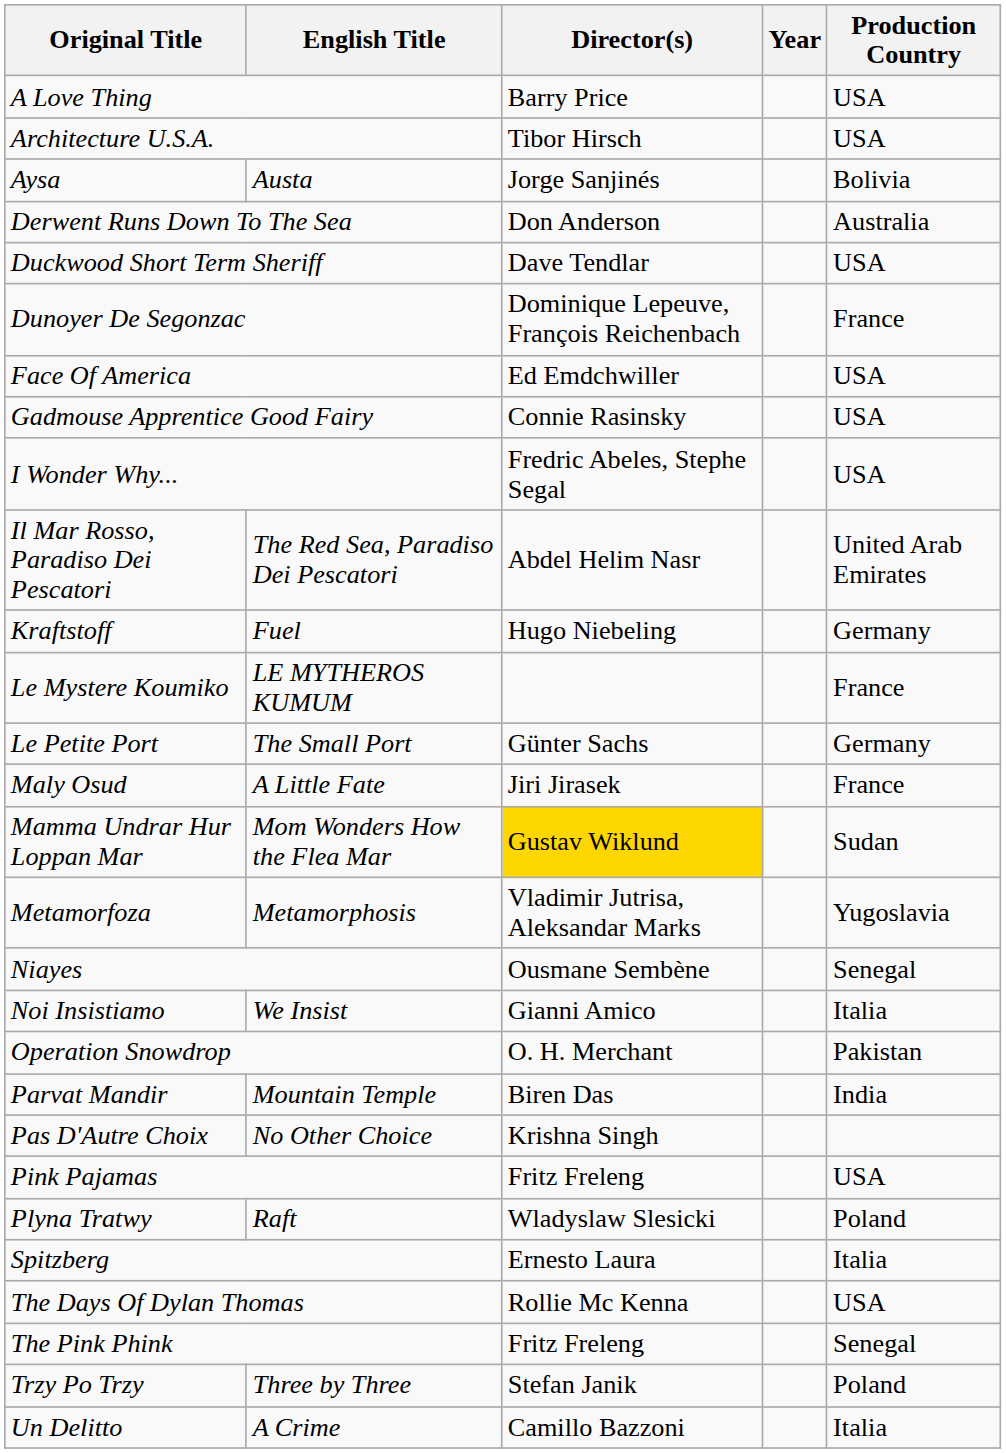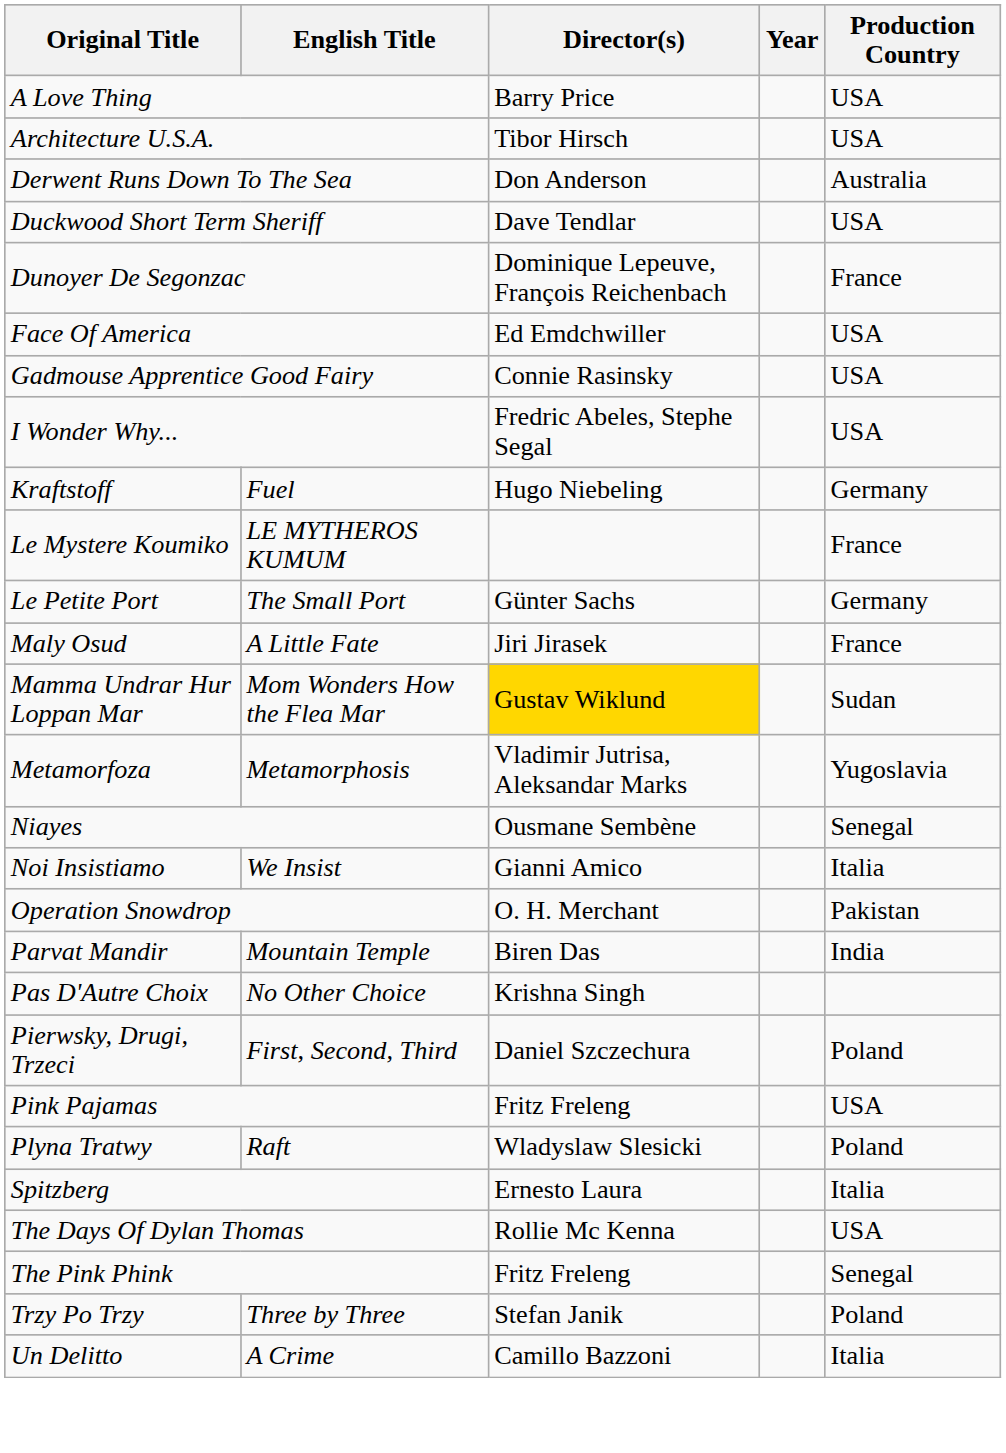- row: (36, 179)
- row: (83, 559)
+ row: (99, 1049)
